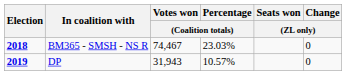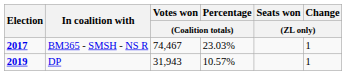(17, 45) 2018 -> (17, 45) 2017
(308, 45) 0 -> (308, 45) 1
(308, 62) 0 -> (308, 62) 1
